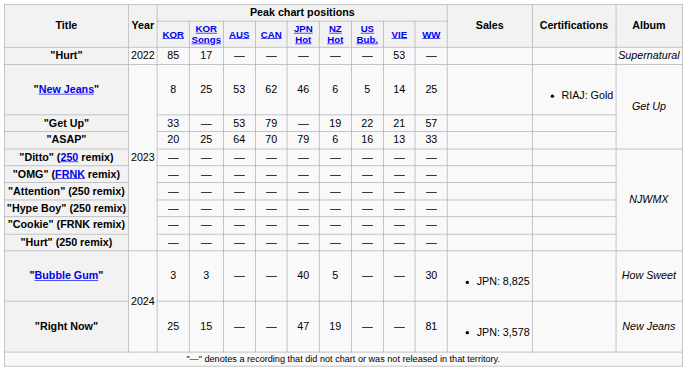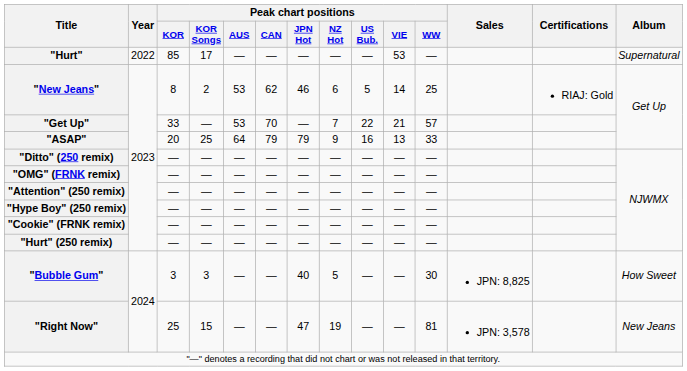(206, 89) 25 -> (206, 89) 2
(271, 123) 79 -> (271, 123) 70
(335, 123) 19 -> (335, 123) 7
(271, 140) 70 -> (271, 140) 79
(335, 140) 6 -> (335, 140) 9
